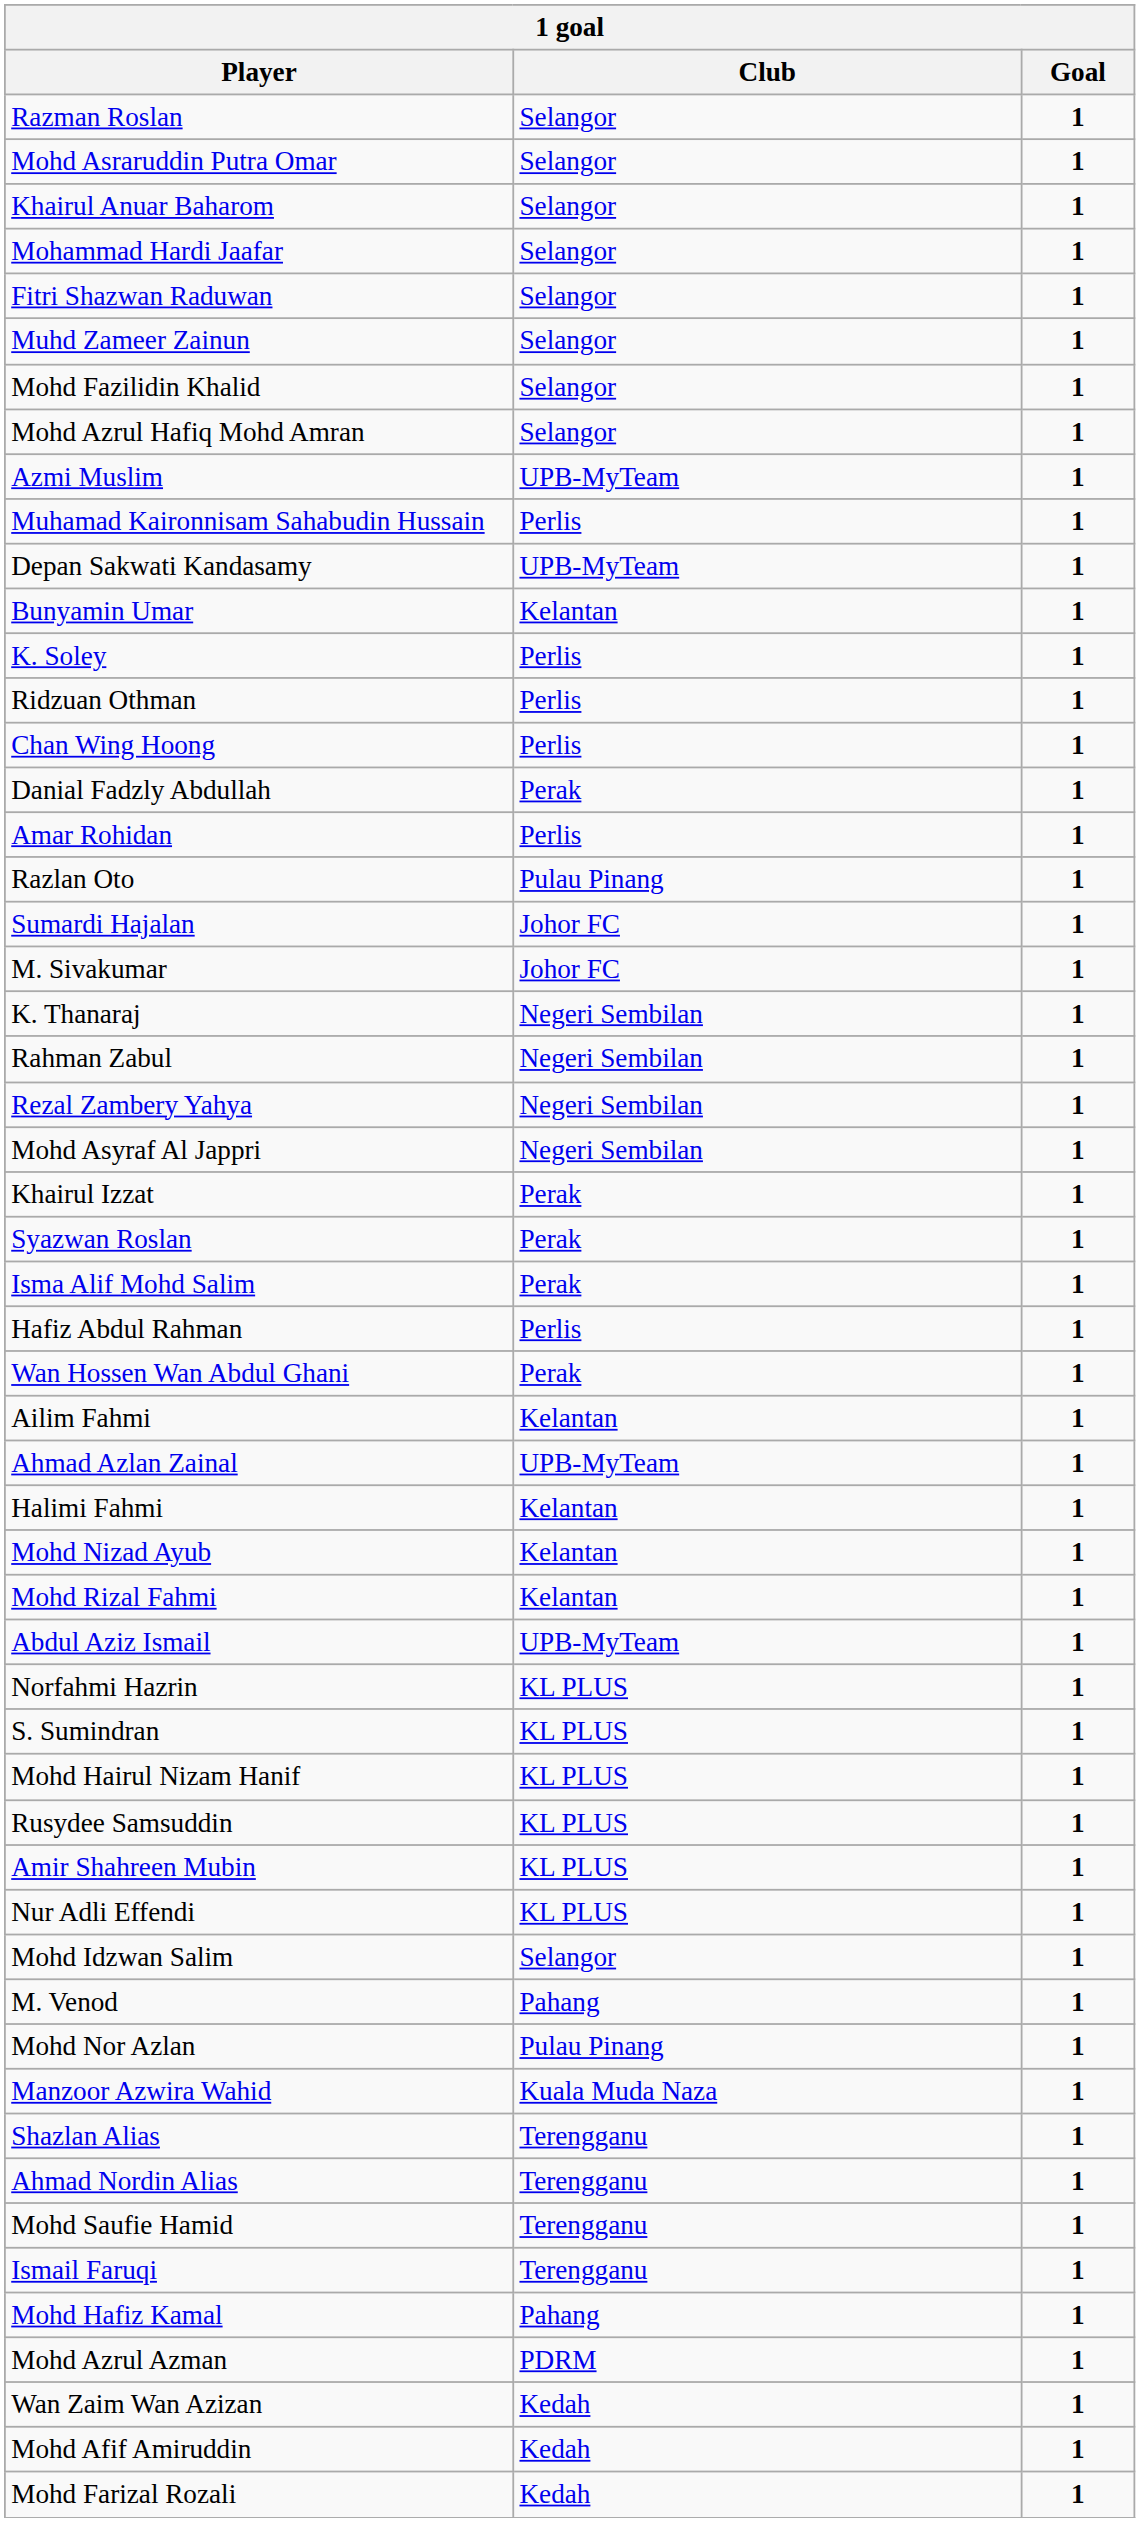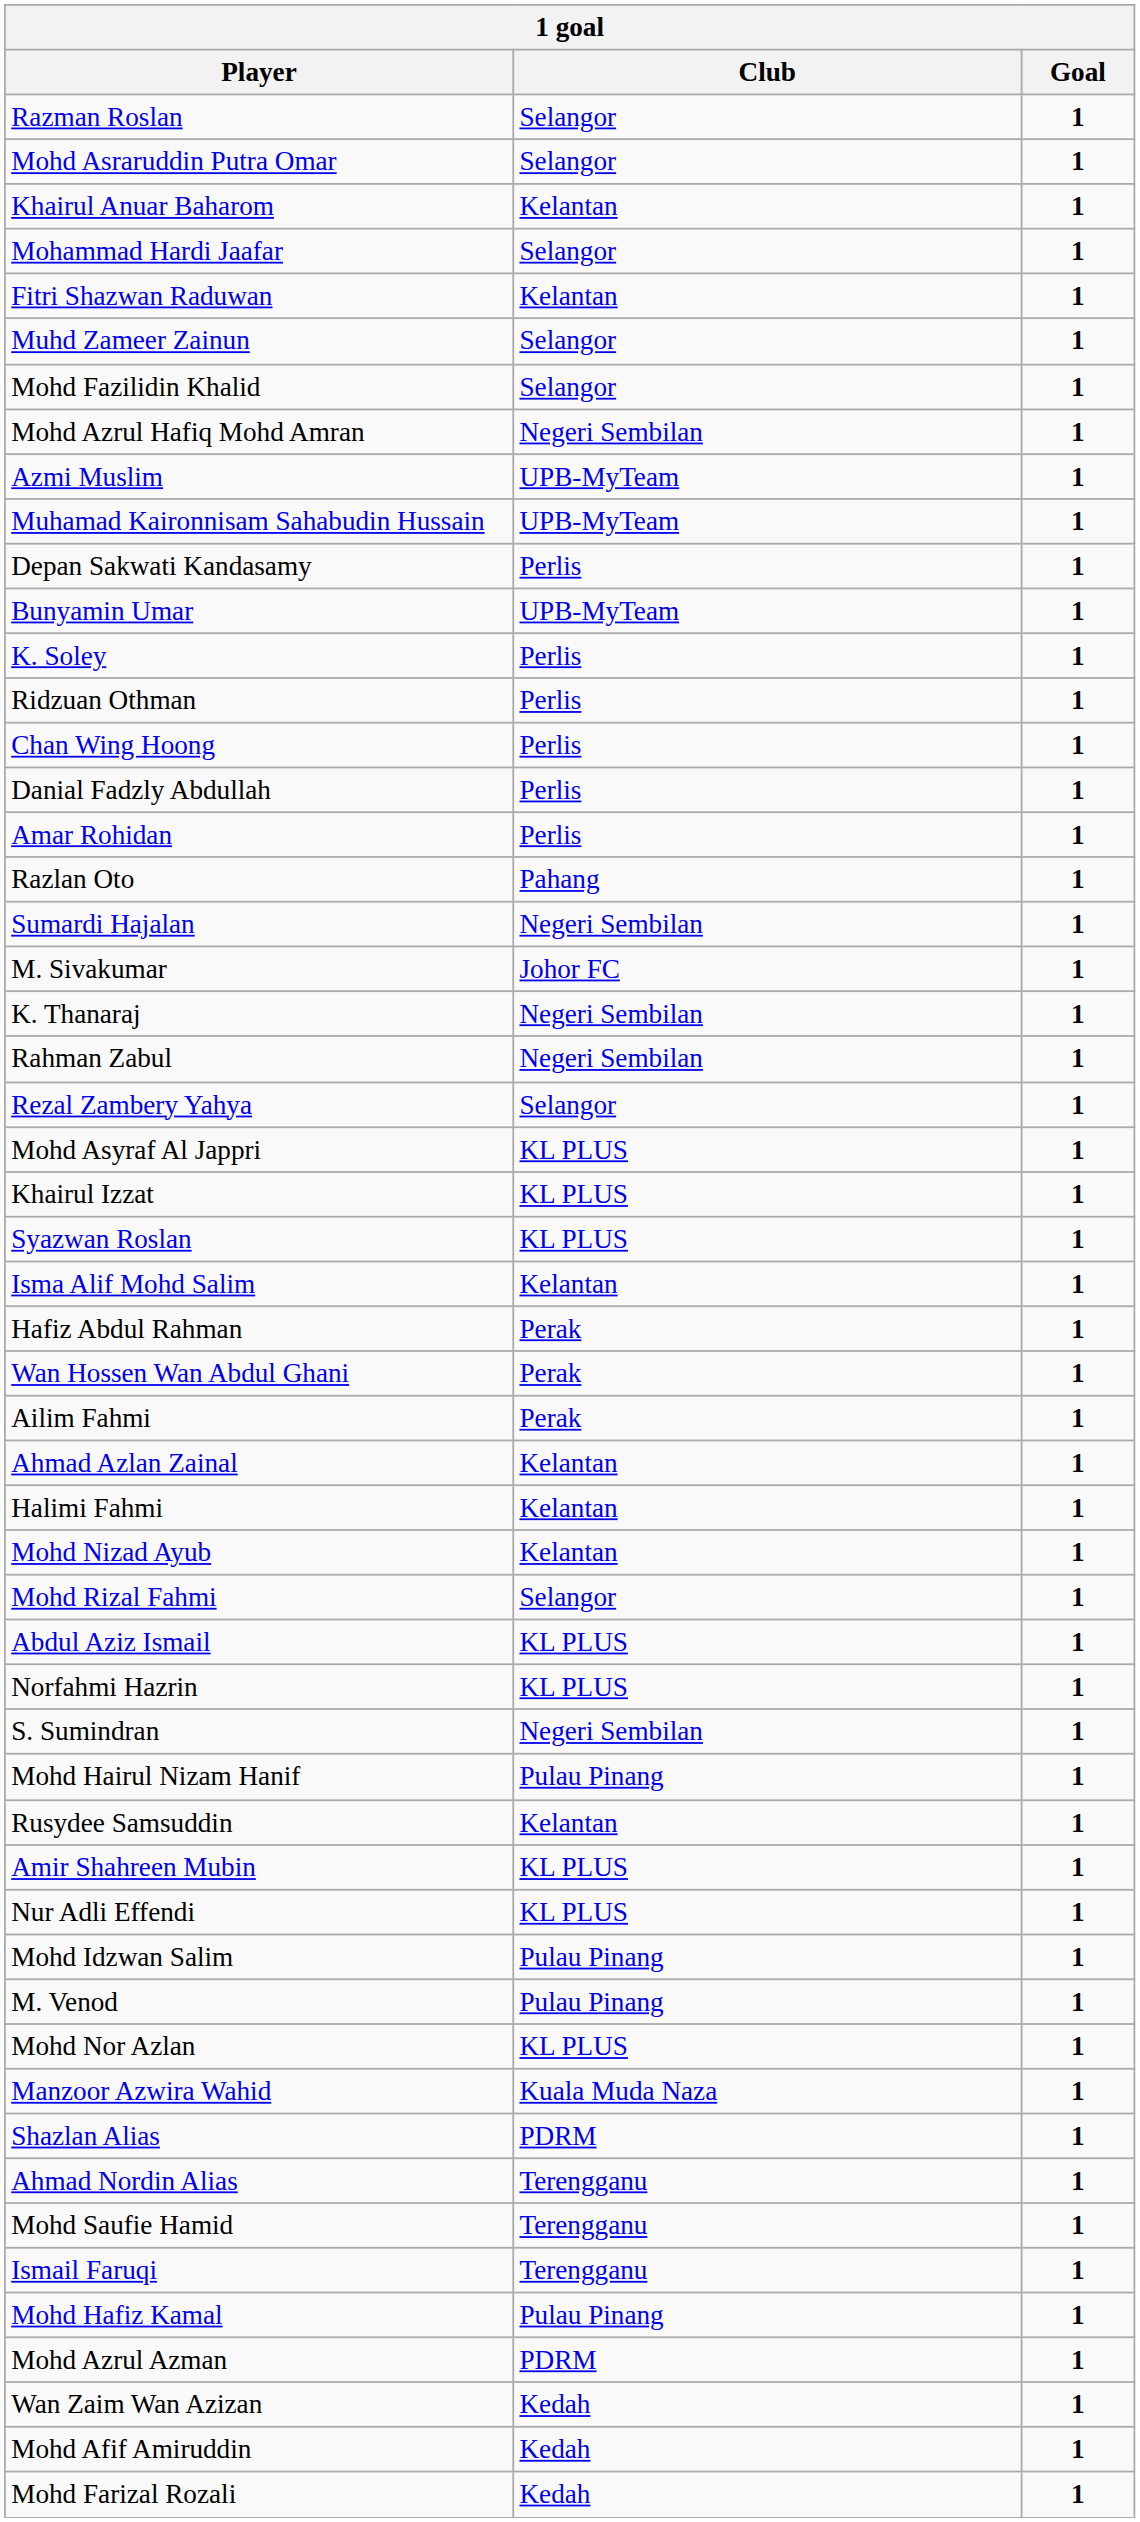(568, 206) Selangor -> (569, 206) Kelantan
(568, 296) Selangor -> (569, 296) Kelantan
(568, 430) Selangor -> (611, 430) Negeri Sembilan
(550, 520) Perlis -> (599, 520) UPB-MyTeam
(599, 565) UPB-MyTeam -> (550, 565) Perlis
(569, 610) Kelantan -> (599, 610) UPB-MyTeam
(550, 789) Perak -> (550, 789) Perlis
(592, 879) Pulau Pinang -> (559, 879) Pahang
(570, 924) Johor FC -> (611, 924) Negeri Sembilan
(611, 1103) Negeri Sembilan -> (568, 1103) Selangor
(611, 1148) Negeri Sembilan -> (574, 1148) KL PLUS
(550, 1193) Perak -> (574, 1193) KL PLUS
(550, 1238) Perak -> (574, 1238) KL PLUS
(550, 1283) Perak -> (569, 1283) Kelantan
(550, 1328) Perlis -> (550, 1328) Perak
(569, 1417) Kelantan -> (550, 1417) Perak
(599, 1462) UPB-MyTeam -> (569, 1462) Kelantan
(569, 1597) Kelantan -> (568, 1597) Selangor
(599, 1642) UPB-MyTeam -> (574, 1642) KL PLUS
(574, 1731) KL PLUS -> (611, 1731) Negeri Sembilan
(574, 1776) KL PLUS -> (592, 1776) Pulau Pinang
(574, 1821) KL PLUS -> (569, 1821) Kelantan
(568, 1956) Selangor -> (592, 1956) Pulau Pinang
(559, 2001) Pahang -> (592, 2001) Pulau Pinang
(592, 2045) Pulau Pinang -> (574, 2045) KL PLUS
(583, 2135) Terengganu -> (558, 2135) PDRM
(559, 2315) Pahang -> (592, 2315) Pulau Pinang
